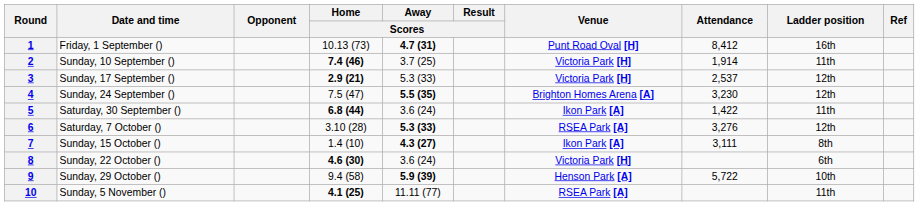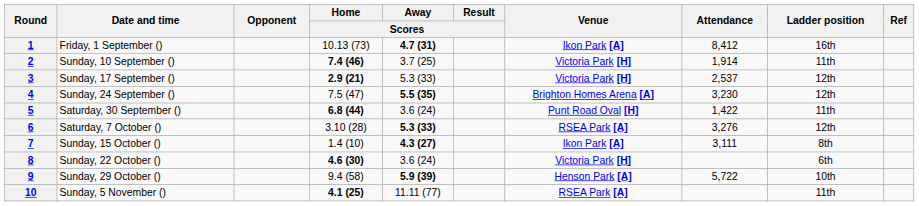(593, 46) Punt Road Oval [H] -> (593, 46) Ikon Park [A]
(593, 111) Ikon Park [A] -> (593, 111) Punt Road Oval [H]
